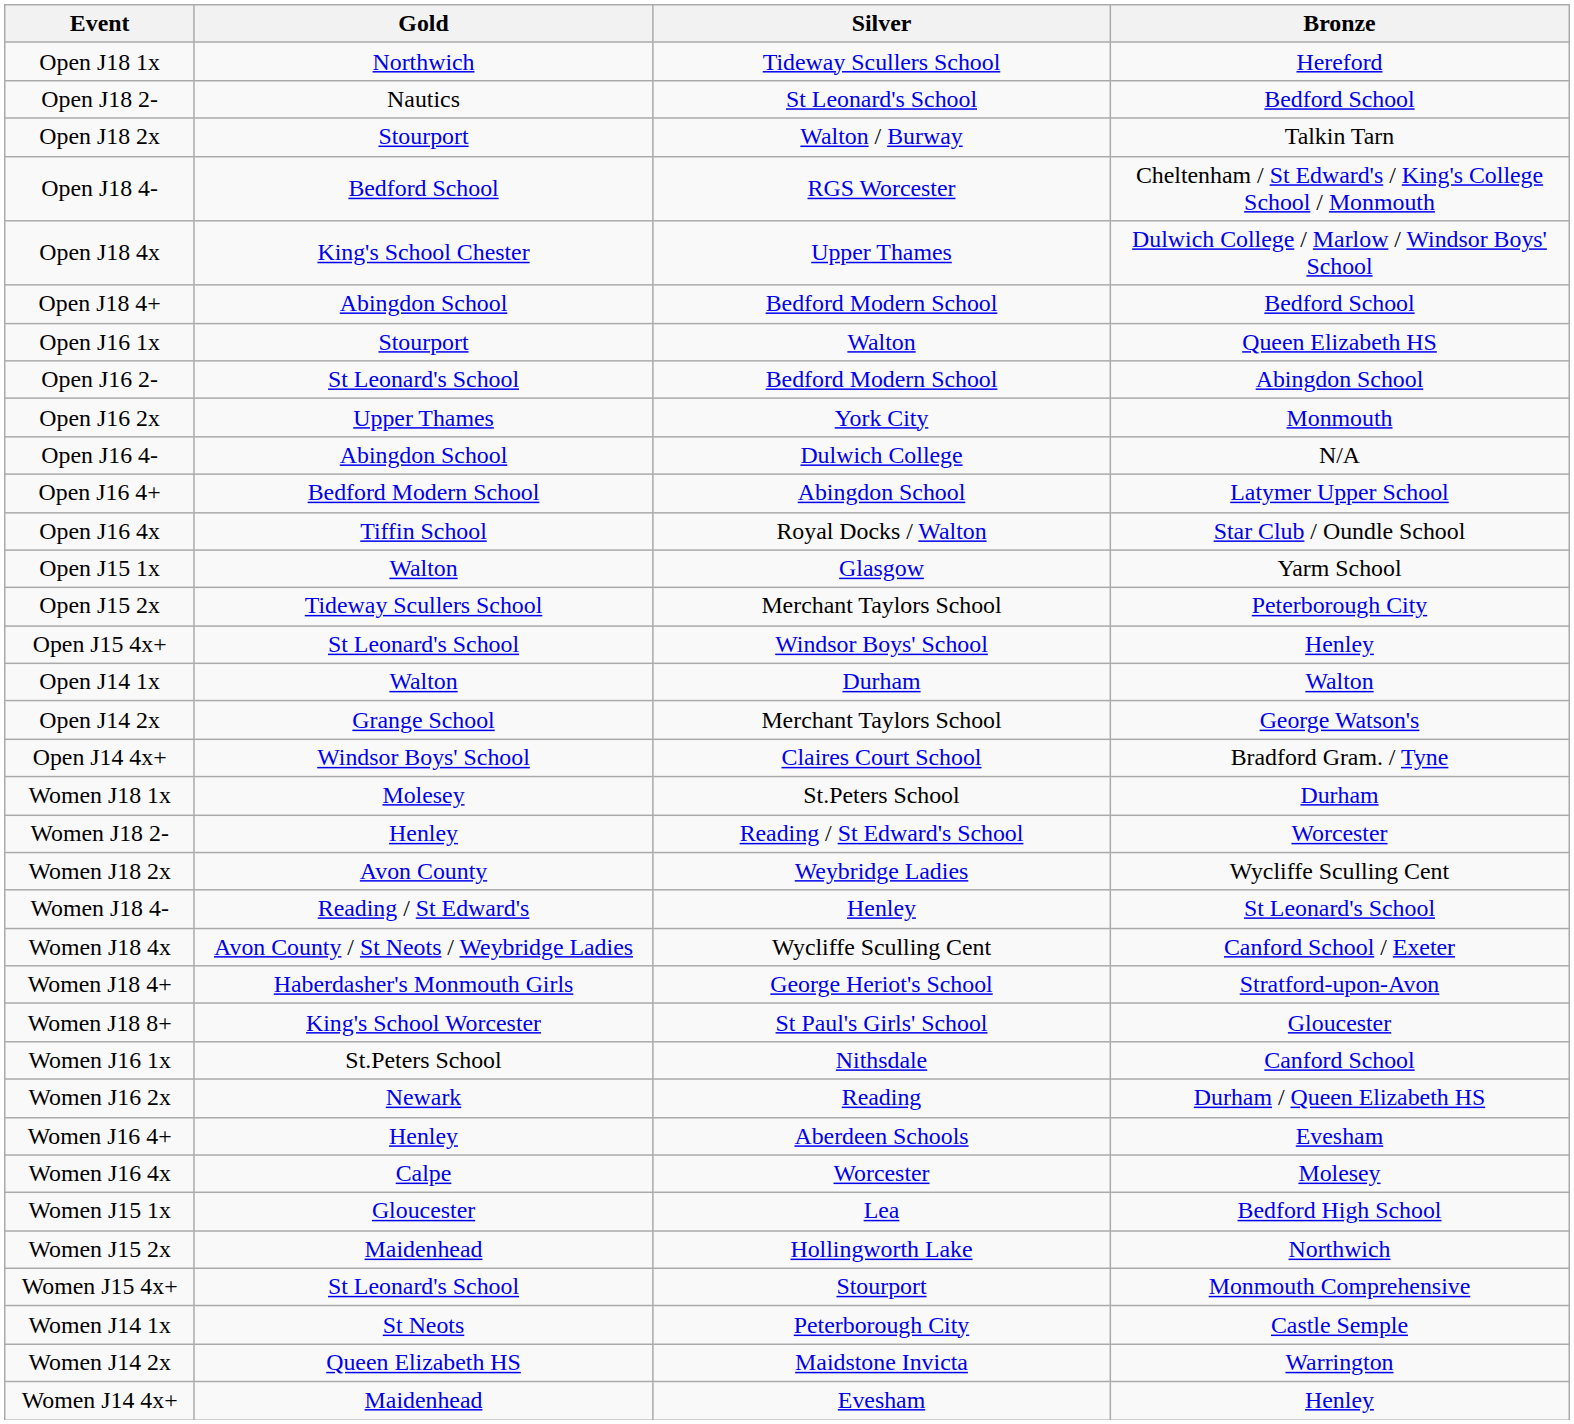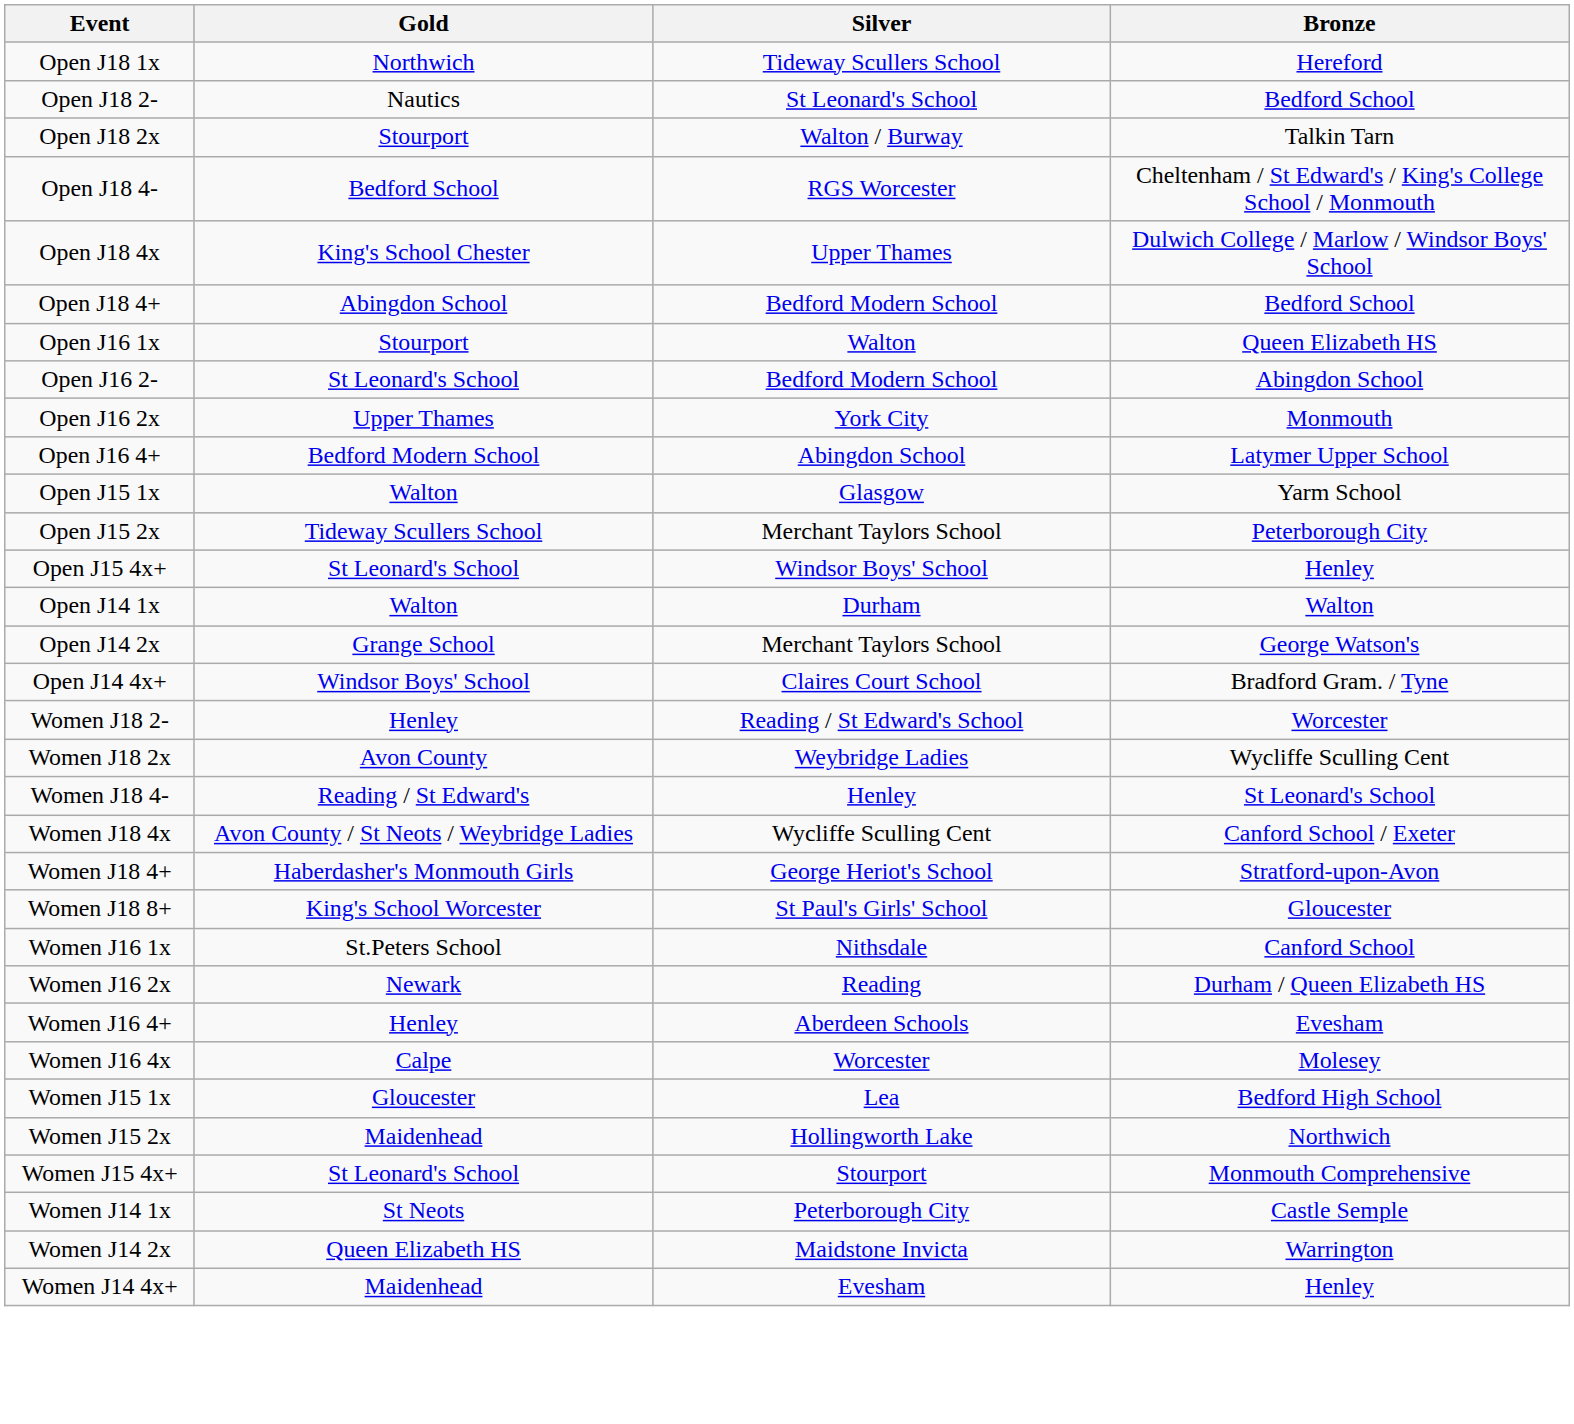- row: (100, 455)
- row: (100, 530)
- row: (100, 795)
